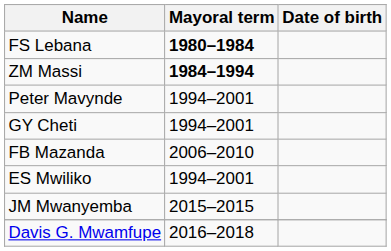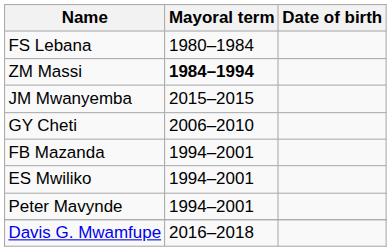(211, 44) bold -> (211, 44) normal
rows swapped: (65, 98) <-> (70, 206)
(211, 125) 1994–2001 -> (211, 125) 2006–2010
(211, 152) 2006–2010 -> (211, 152) 1994–2001
